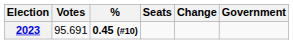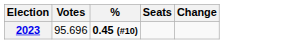- column: (254, 13)
(71, 30) 95.691 -> (71, 30) 95.696
